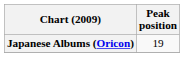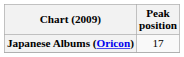(158, 43) 19 -> (158, 43) 17
